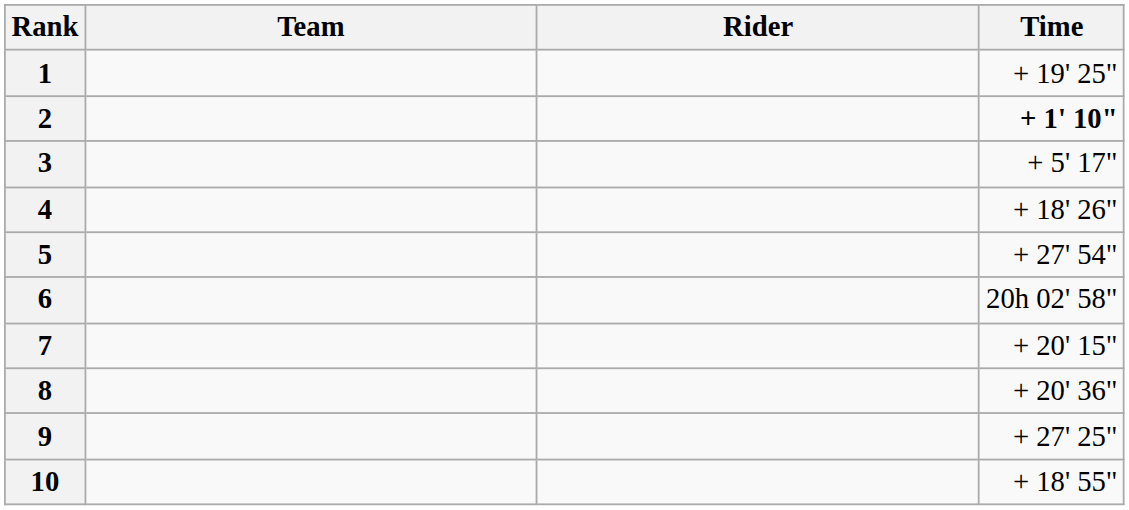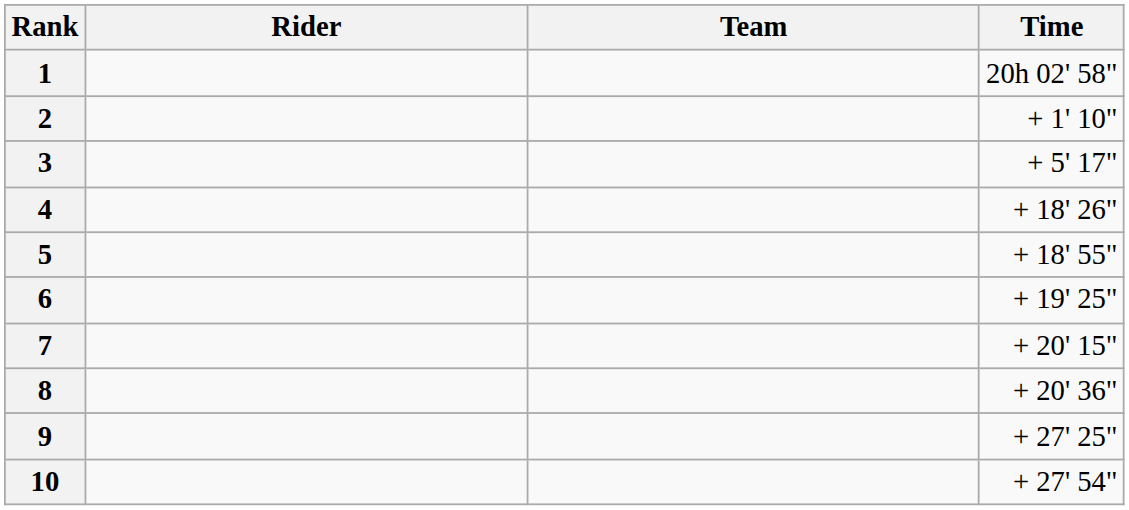columns swapped: (758, 27) <-> (311, 27)
(1065, 72) + 19' 25" -> (1052, 72) 20h 02' 58"
(1069, 118) bold -> (1072, 118) normal
(1065, 254) + 27' 54" -> (1065, 254) + 18' 55"
(1052, 299) 20h 02' 58" -> (1065, 299) + 19' 25"
(1065, 481) + 18' 55" -> (1065, 481) + 27' 54"
